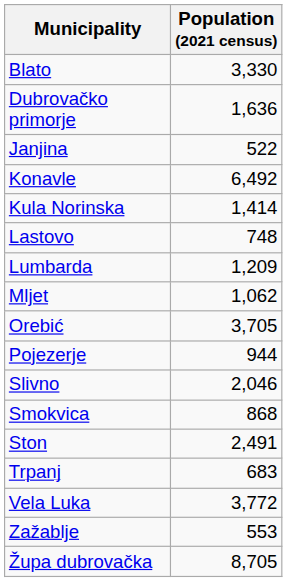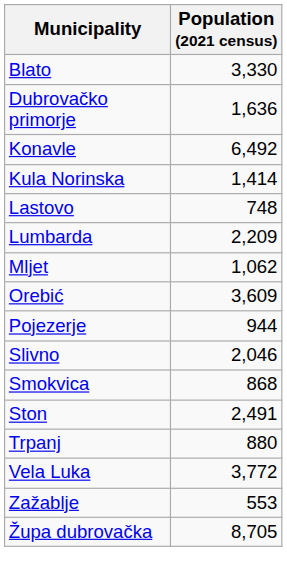- row: (38, 149)
(254, 267) 1,209 -> (254, 237) 2,209
(254, 325) 3,705 -> (254, 296) 3,609
(262, 473) 683 -> (262, 443) 880
